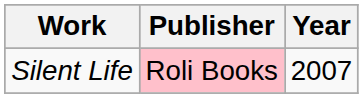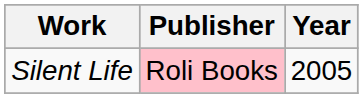(321, 70) 2007 -> (321, 70) 2005
